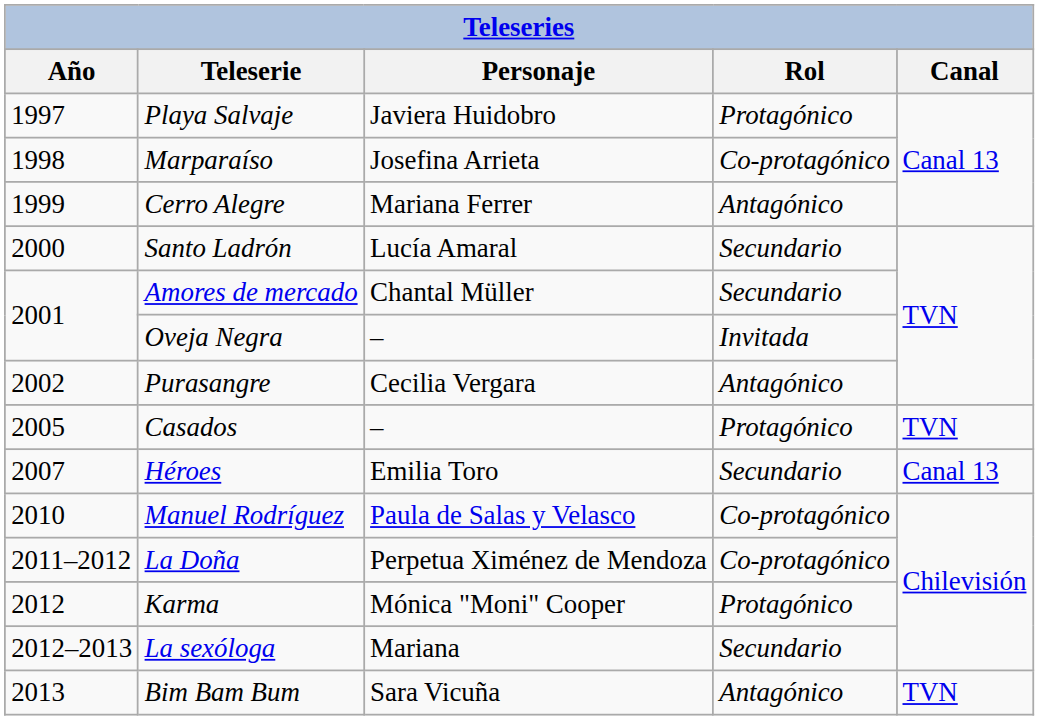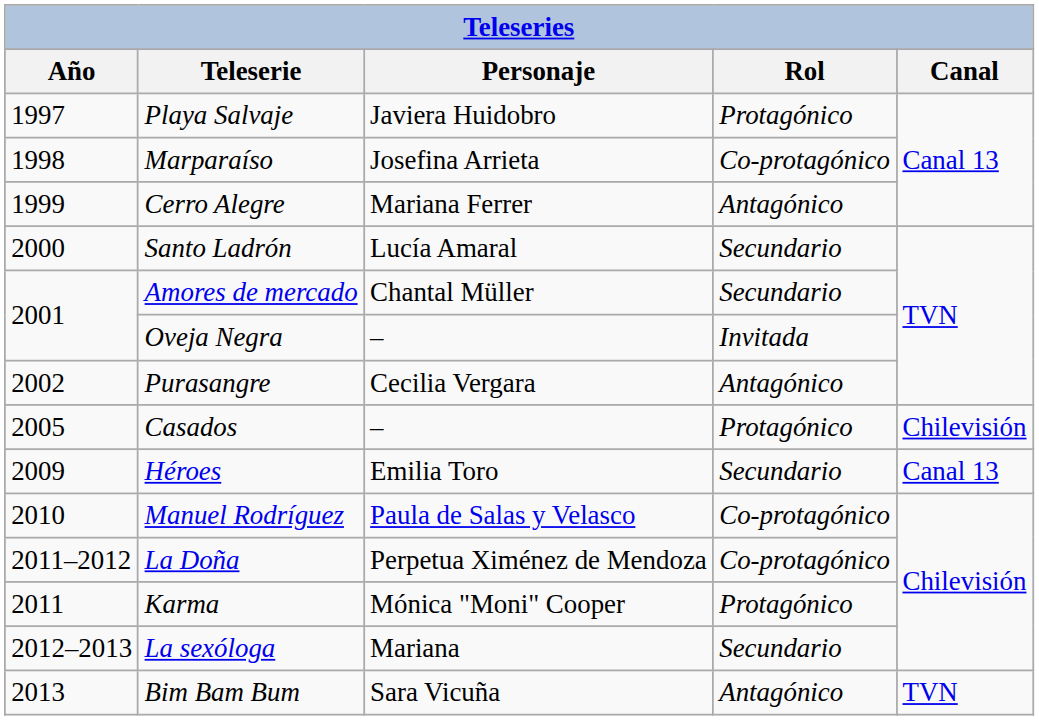(930, 426) TVN -> (964, 426) Chilevisión
(38, 470) 2007 -> (38, 470) 2009
(38, 603) 2012 -> (38, 603) 2011
